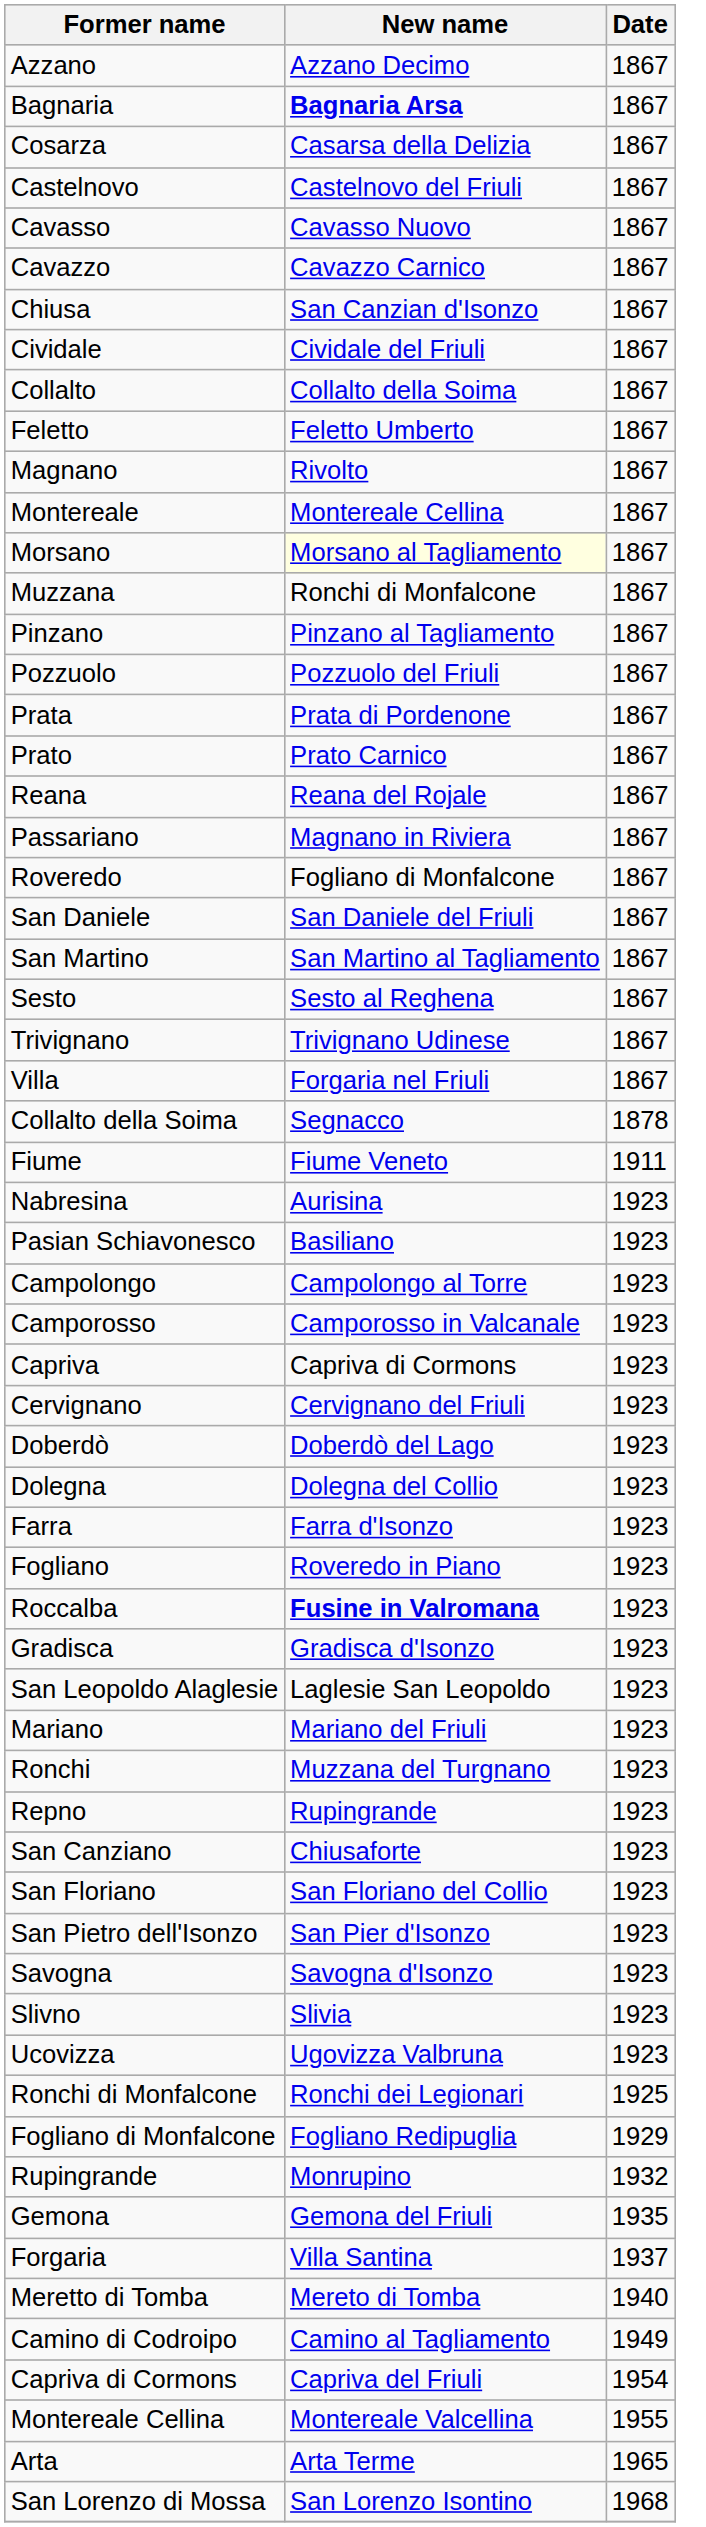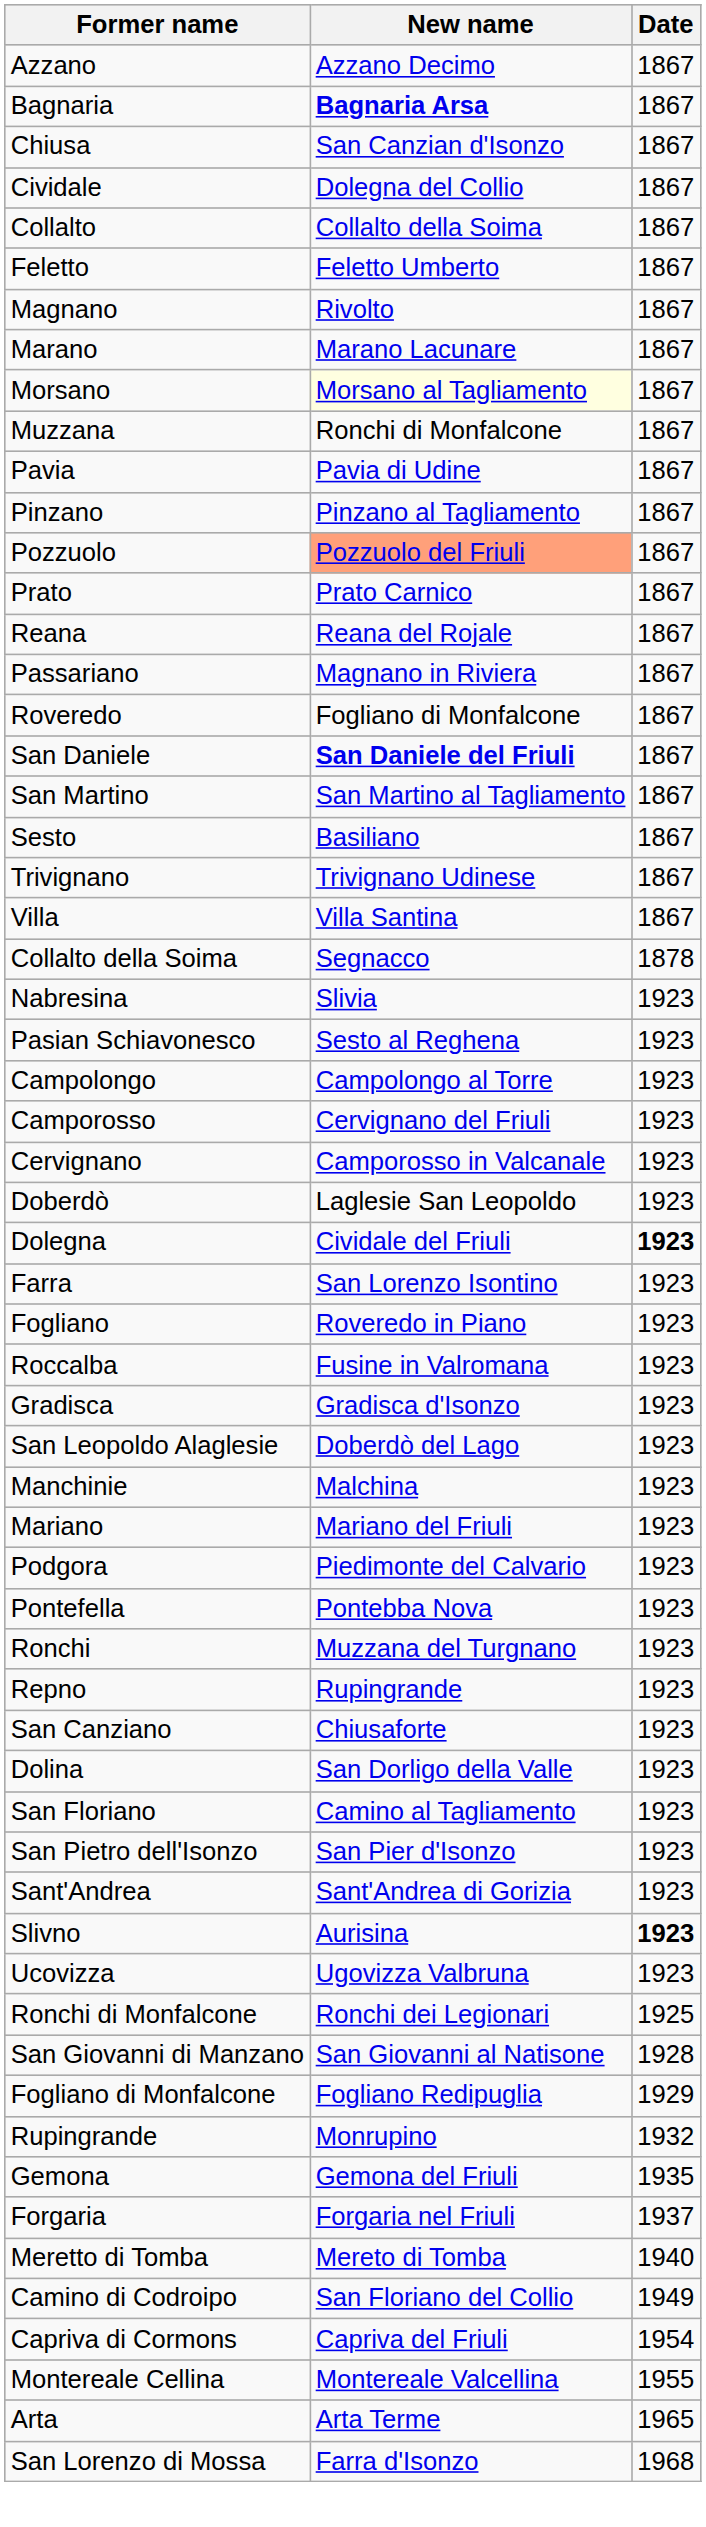- row: (58, 146)
- row: (75, 187)
- row: (61, 227)
- row: (61, 268)
(388, 349) Cividale del Friuli -> (420, 187) Dolegna del Collio
+ row: (54, 349)
- row: (75, 512)
+ row: (43, 471)
(395, 674) no background -> (420, 552) lightsalmon background
- row: (41, 715)
(412, 918) normal -> (445, 755) bold
(392, 999) Sesto al Reghena -> (368, 836) Basiliano
(390, 1080) Forgaria nel Friuli -> (387, 918) Villa Santina
- row: (46, 1161)
(336, 1202) Aurisina -> (346, 999) Slivia
(342, 1242) Basiliano -> (417, 1039) Sesto al Reghena
(435, 1324) Camporosso in Valcanale -> (433, 1120) Cervignano del Friuli
- row: (55, 1364)
(407, 1405) Cervignano del Friuli -> (461, 1161) Camporosso in Valcanale
(392, 1445) Doberdò del Lago -> (446, 1202) Laglesie San Leopoldo
(394, 1486) Dolegna del Collio -> (413, 1242) Cividale del Friuli
(640, 1486) normal -> (666, 1242) bold
(372, 1526) Farra d'Isonzo -> (437, 1283) San Lorenzo Isontino
(415, 1608) bold -> (432, 1364) normal
(420, 1689) Laglesie San Leopoldo -> (417, 1445) Doberdò del Lago
+ row: (69, 1486)
+ row: (59, 1567)
+ row: (68, 1608)
+ row: (47, 1770)
(419, 1892) San Floriano del Collio -> (446, 1811) Camino al Tagliamento
+ row: (81, 1892)
- row: (61, 1973)
(321, 2014) Slivia -> (362, 1932) Aurisina
(640, 2014) normal -> (666, 1932) bold
+ row: (157, 2054)
(361, 2257) Villa Santina -> (415, 2217) Forgaria nel Friuli
(420, 2338) Camino al Tagliamento -> (444, 2298) San Floriano del Collio
(411, 2501) San Lorenzo Isontino -> (397, 2460) Farra d'Isonzo
